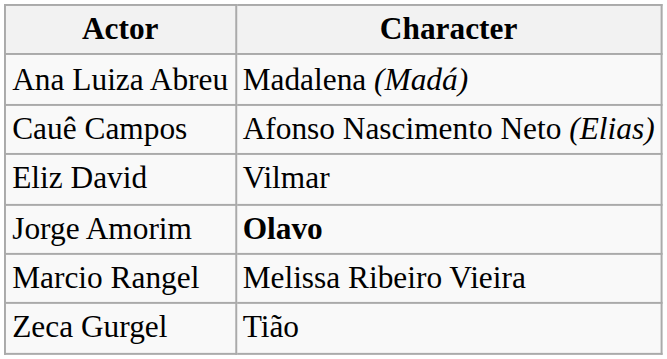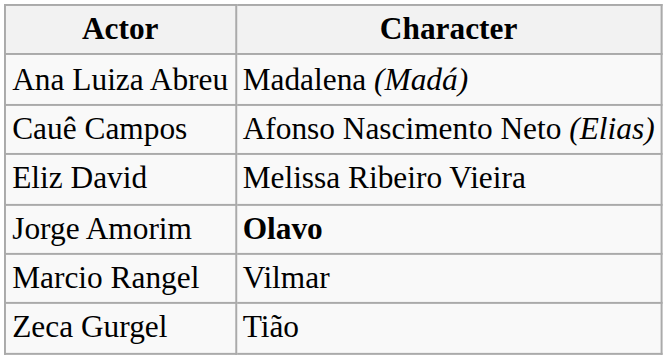(286, 178) Vilmar -> (384, 178) Melissa Ribeiro Vieira
(384, 278) Melissa Ribeiro Vieira -> (286, 278) Vilmar
